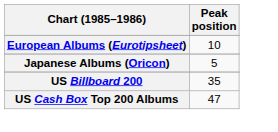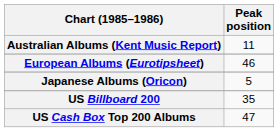+ row: (114, 44)
(214, 44) 10 -> (249, 63) 46
